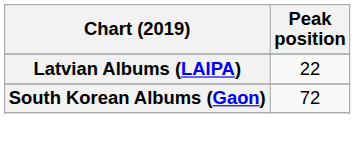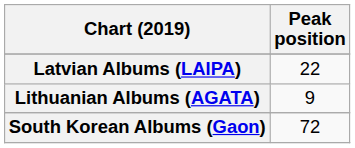+ row: (137, 98)
